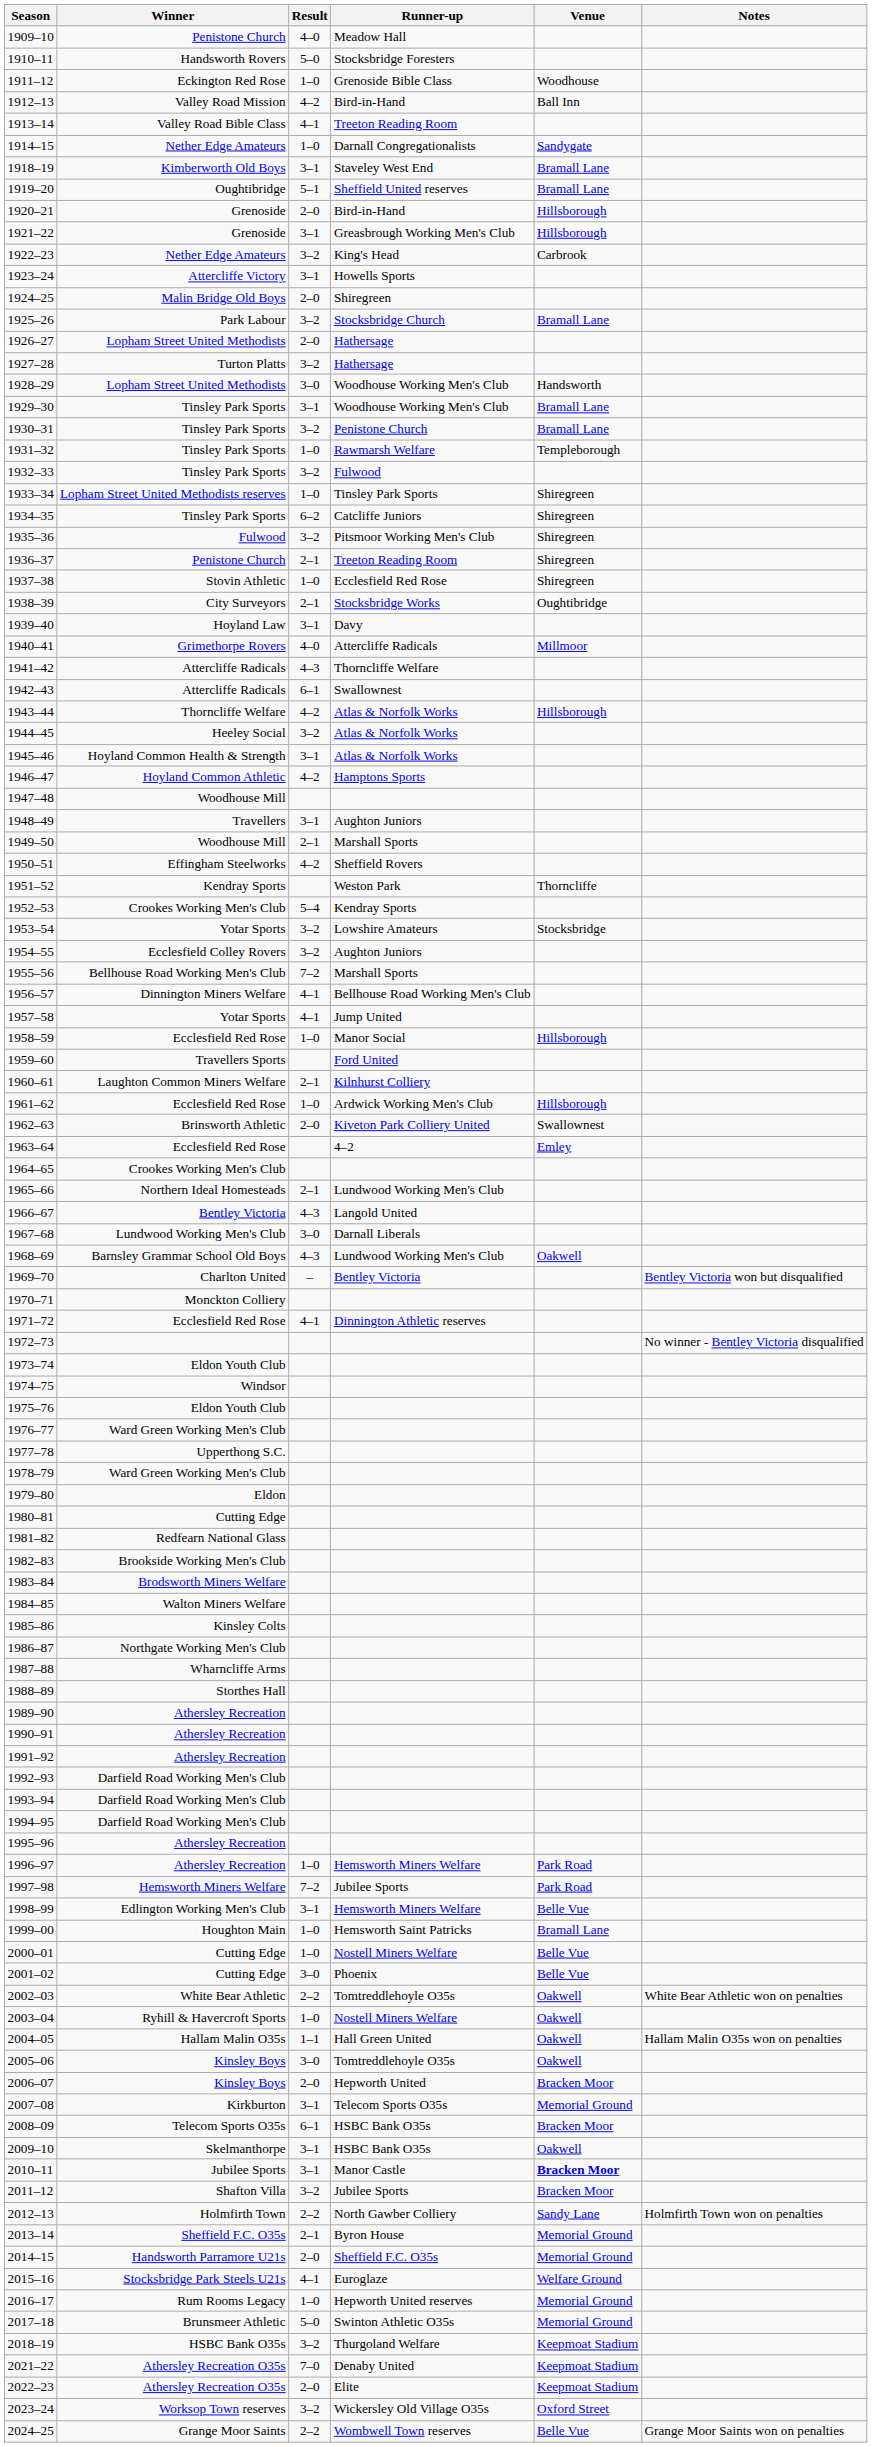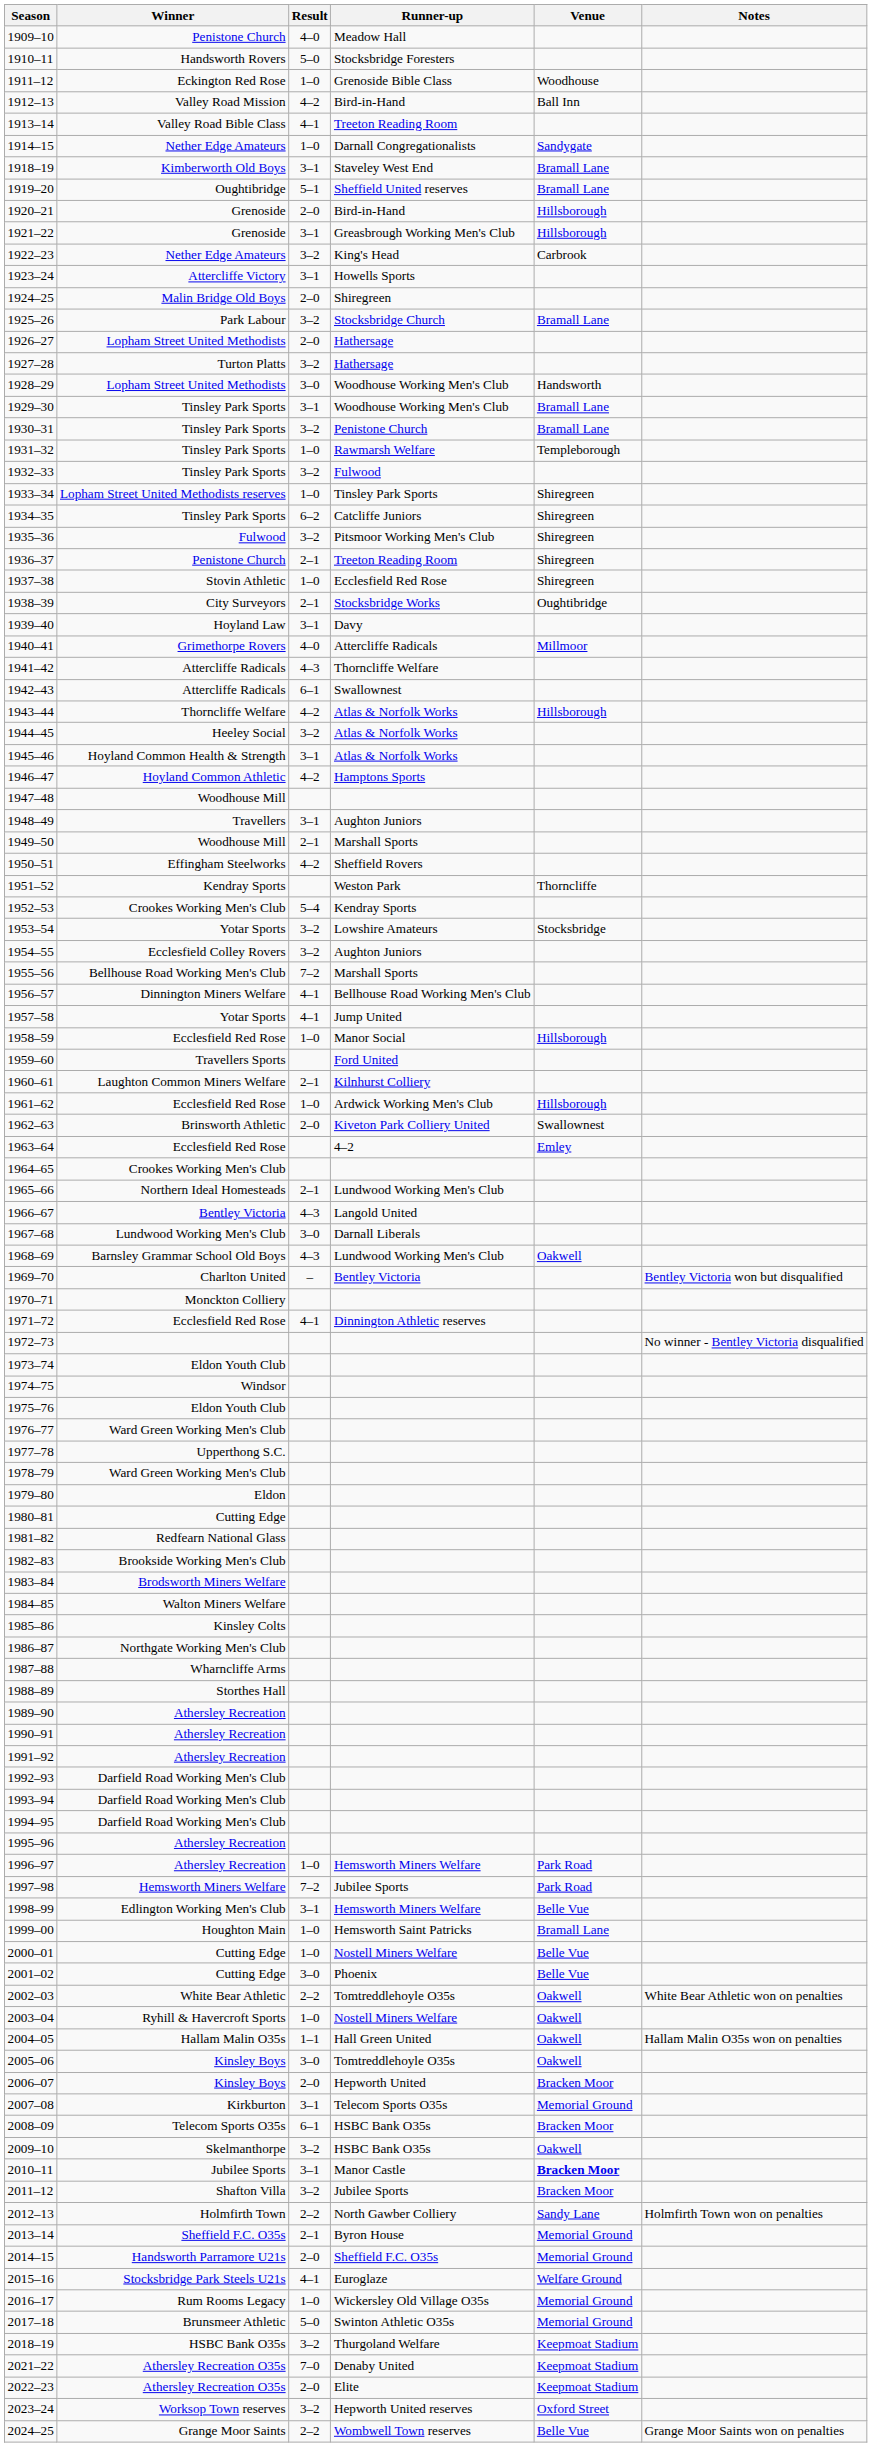(310, 2147) 3–1 -> (310, 2147) 3–2
(403, 2300) Hepworth United reserves -> (411, 2300) Wickersley Old Village O35s
(411, 2409) Wickersley Old Village O35s -> (403, 2409) Hepworth United reserves
